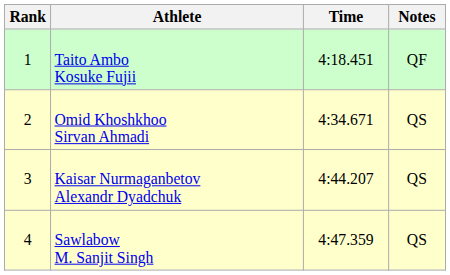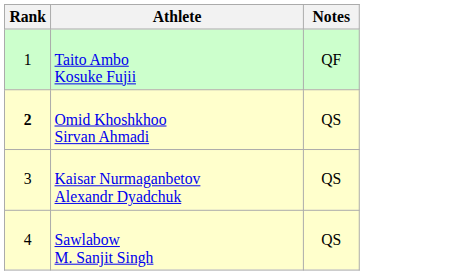- column: (346, 16)
(28, 119) normal -> (28, 119) bold
